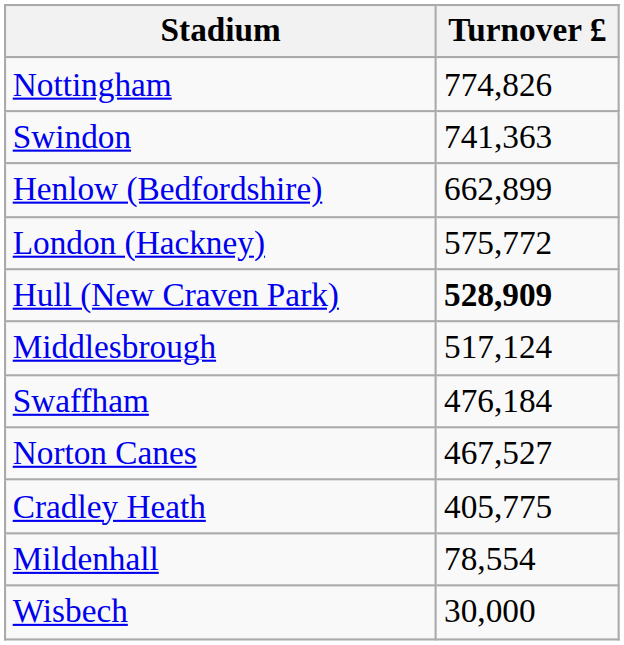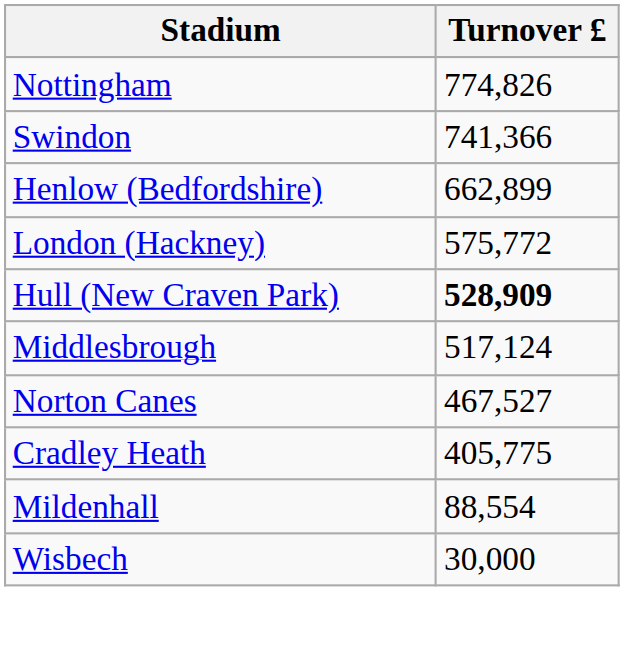(498, 136) 741,363 -> (498, 136) 741,366
- row: (81, 400)
(490, 558) 78,554 -> (490, 505) 88,554
